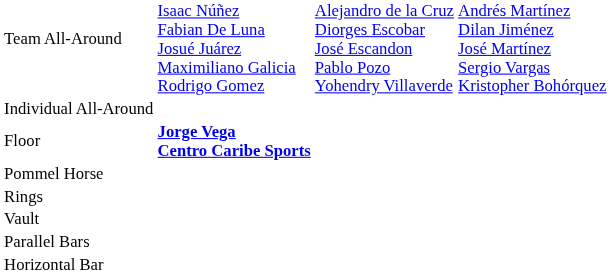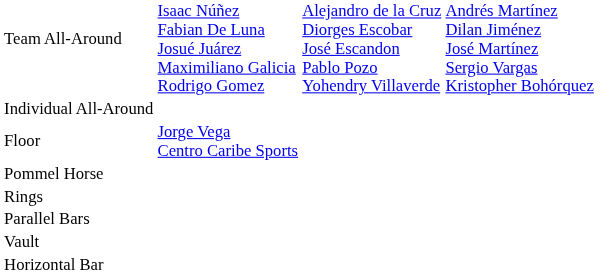(234, 141) bold -> (228, 141) normal
rows swapped: (22, 219) <-> (47, 242)
